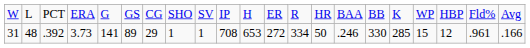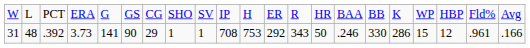(130, 33) 89 -> (130, 33) 90
(252, 33) 653 -> (252, 33) 753
(276, 33) 272 -> (276, 33) 292
(300, 33) 334 -> (300, 33) 343
(401, 33) 285 -> (401, 33) 286
